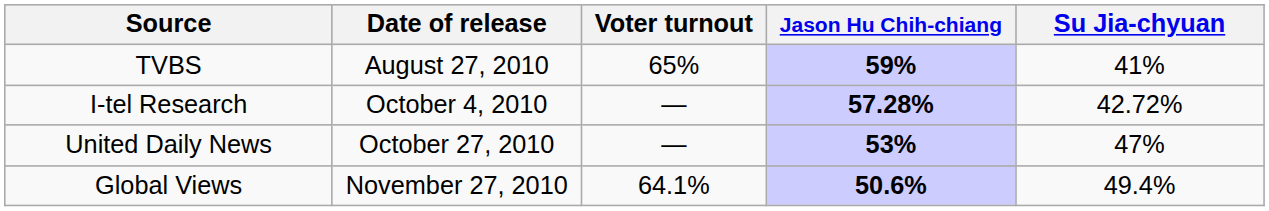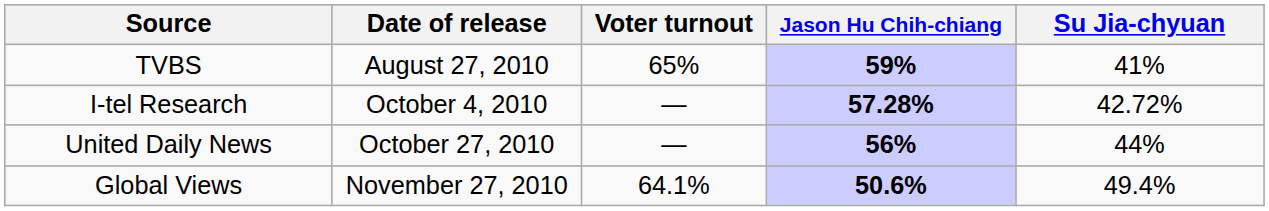(891, 144) 53% -> (891, 144) 56%
(1140, 144) 47% -> (1140, 144) 44%
